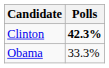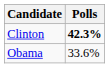(84, 53) 33.3% -> (84, 53) 33.6%
